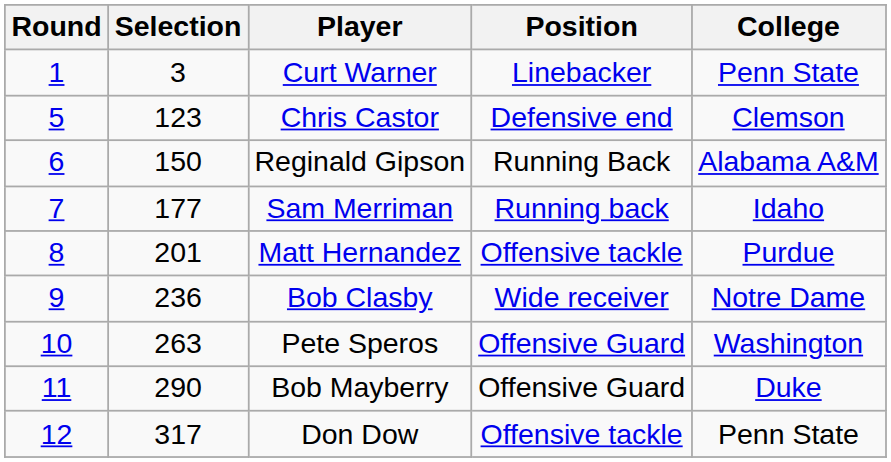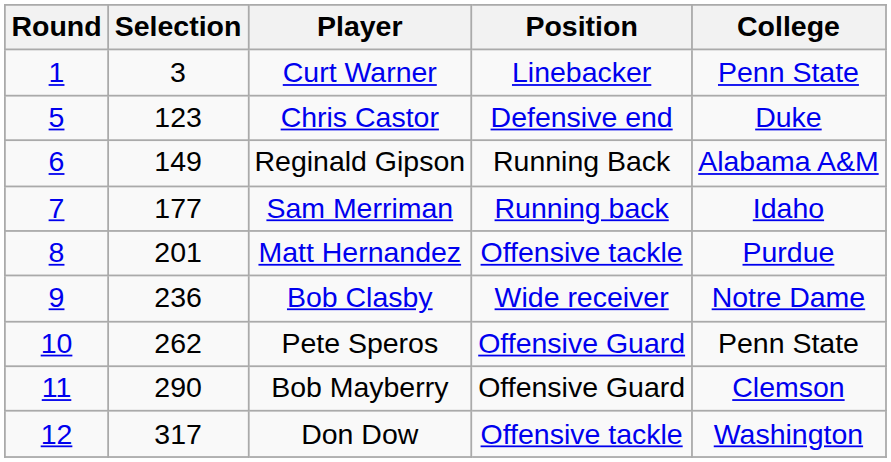(788, 117) Clemson -> (788, 117) Duke
(178, 162) 150 -> (178, 162) 149
(178, 343) 263 -> (178, 343) 262
(788, 343) Washington -> (788, 343) Penn State
(788, 388) Duke -> (788, 388) Clemson
(788, 433) Penn State -> (788, 433) Washington
